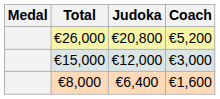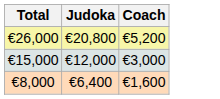- column: (28, 15)
